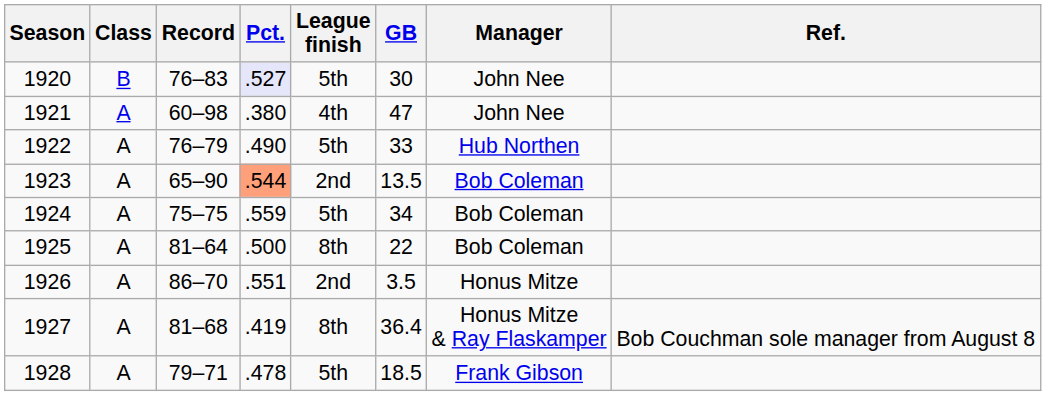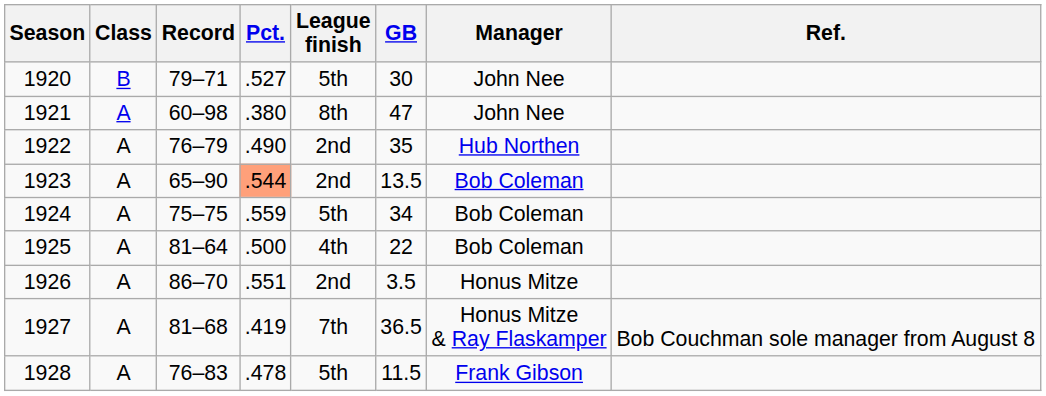(198, 79) 76–83 -> (198, 79) 79–71
(266, 79) lavender background -> (266, 79) no background
(333, 112) 4th -> (333, 112) 8th
(333, 146) 5th -> (333, 146) 2nd
(401, 146) 33 -> (401, 146) 35
(333, 247) 8th -> (333, 247) 4th
(333, 327) 8th -> (333, 327) 7th
(401, 327) 36.4 -> (401, 327) 36.5
(198, 372) 79–71 -> (198, 372) 76–83
(401, 372) 18.5 -> (401, 372) 11.5
